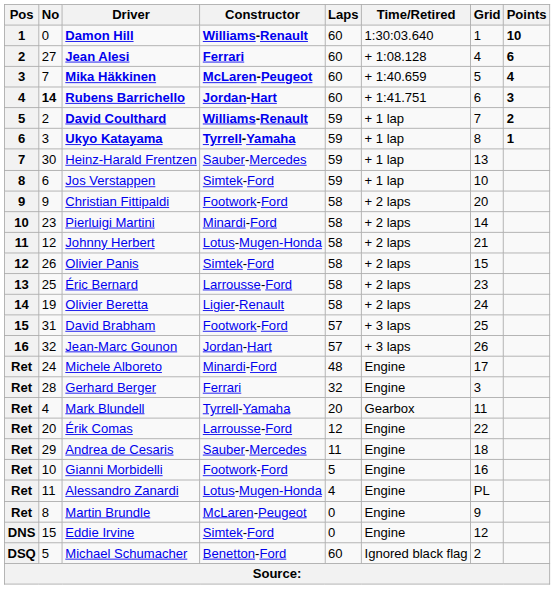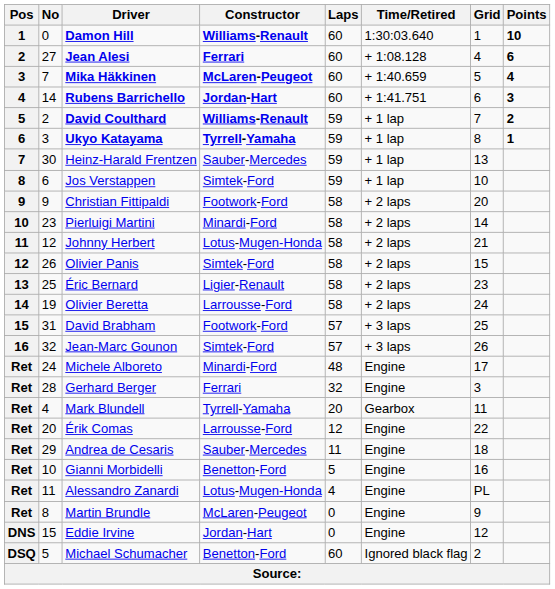(49, 98) bold -> (49, 98) normal
(247, 284) Larrousse-Ford -> (243, 284) Ligier-Renault
(243, 305) Ligier-Renault -> (247, 305) Larrousse-Ford
(237, 346) Jordan-Hart -> (238, 346) Simtek-Ford
(245, 470) Footwork-Ford -> (245, 470) Benetton-Ford
(238, 532) Simtek-Ford -> (237, 532) Jordan-Hart
